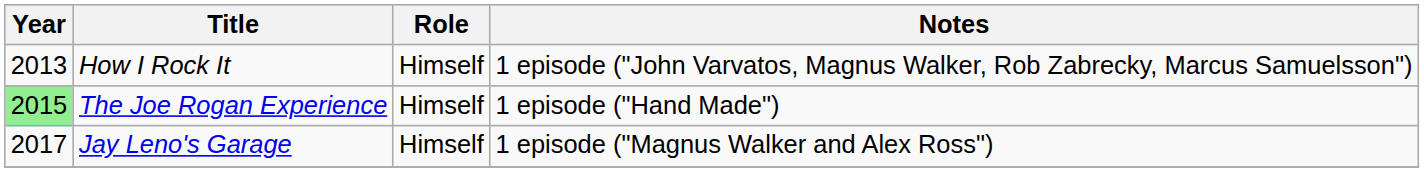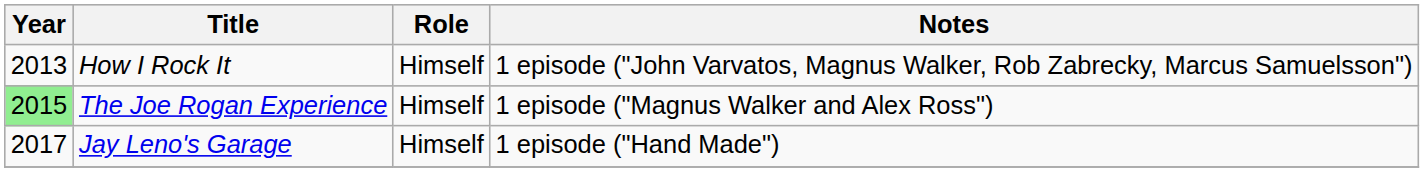(638, 105) 1 episode ("Hand Made") -> (745, 105) 1 episode ("Magnus Walker and Alex Ross")
(745, 145) 1 episode ("Magnus Walker and Alex Ross") -> (638, 145) 1 episode ("Hand Made")
